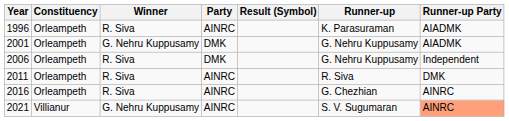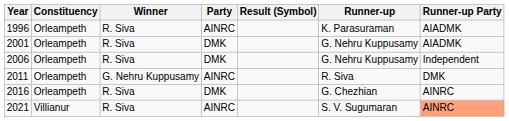(151, 44) G. Nehru Kuppusamy -> (118, 44) R. Siva
(118, 76) R. Siva -> (151, 76) G. Nehru Kuppusamy
(219, 92) AINRC -> (215, 92) DMK
(151, 108) G. Nehru Kuppusamy -> (118, 108) R. Siva
